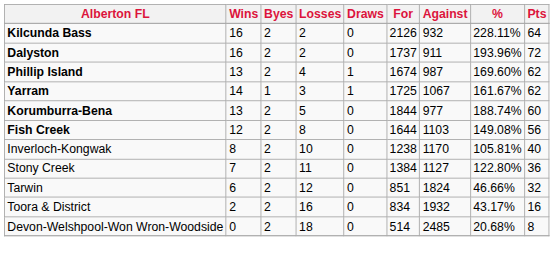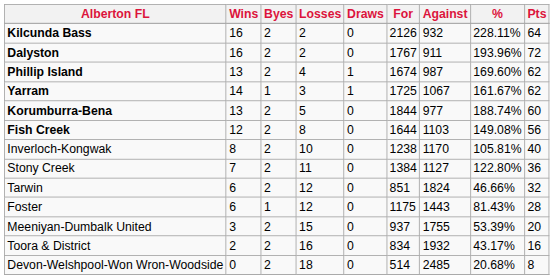(403, 52) 1737 -> (403, 52) 1767
+ row: (25, 207)
+ row: (79, 226)
